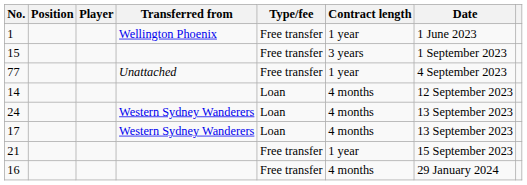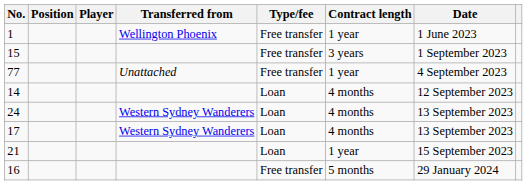(291, 151) Free transfer -> (273, 151) Loan
(351, 170) 4 months -> (351, 170) 5 months
